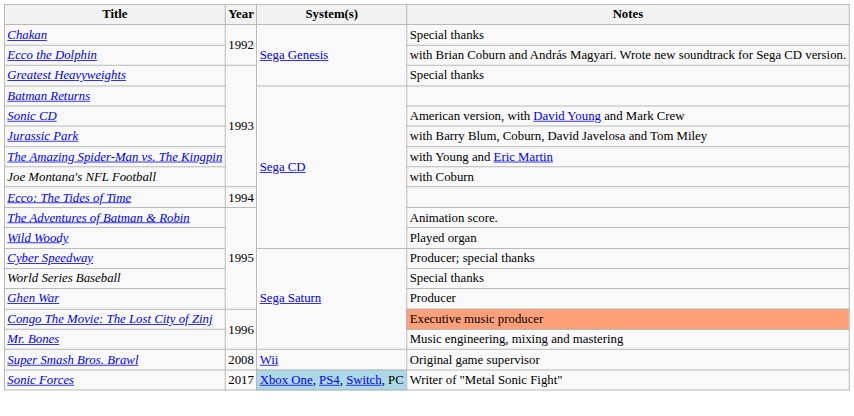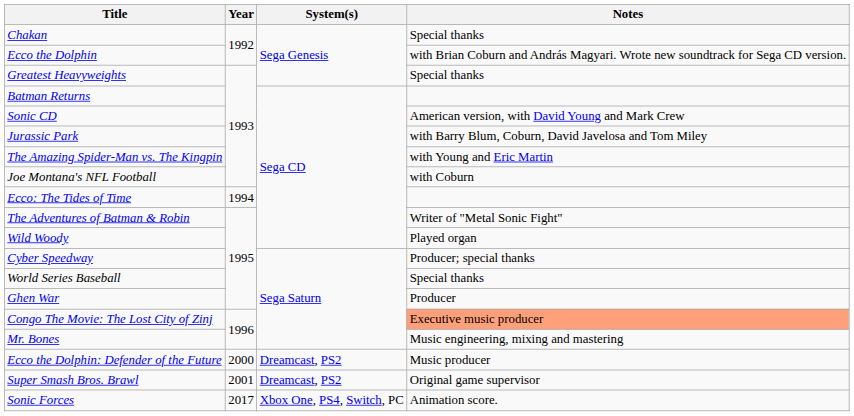(454, 217) Animation score. -> (486, 217) Writer of "Metal Sonic Fight"
+ row: (114, 359)
(241, 359) 2008 -> (241, 380) 2001
(269, 359) Wii -> (301, 380) Dreamcast, PS2
(332, 380) lightblue background -> (332, 400) no background
(486, 380) Writer of "Metal Sonic Fight" -> (454, 400) Animation score.
